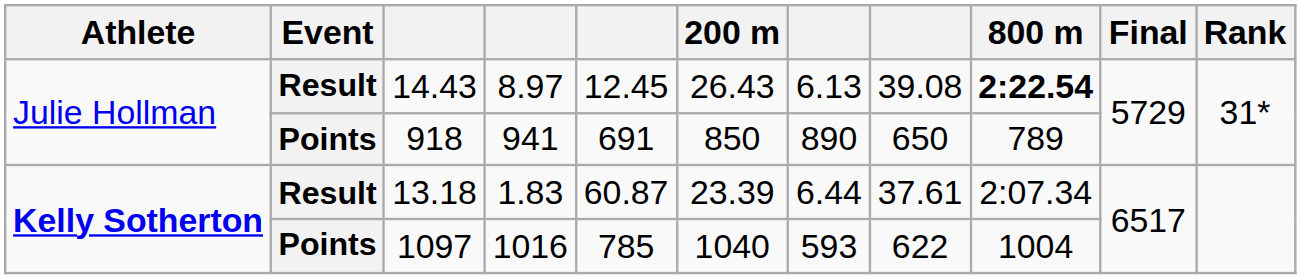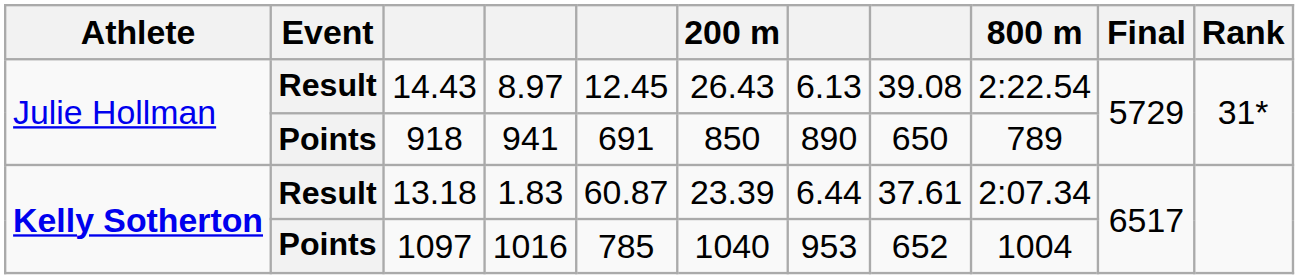(1036, 86) bold -> (1035, 86) normal
(829, 246) 593 -> (829, 246) 953
(920, 246) 622 -> (920, 246) 652
